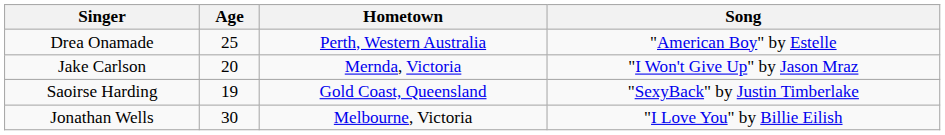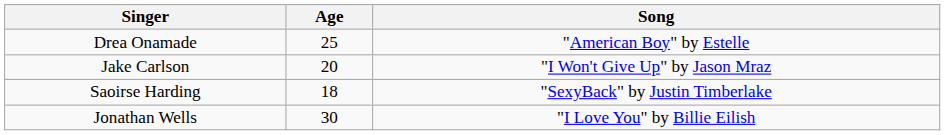- column: (403, 17)
(229, 92) 19 -> (329, 92) 18
